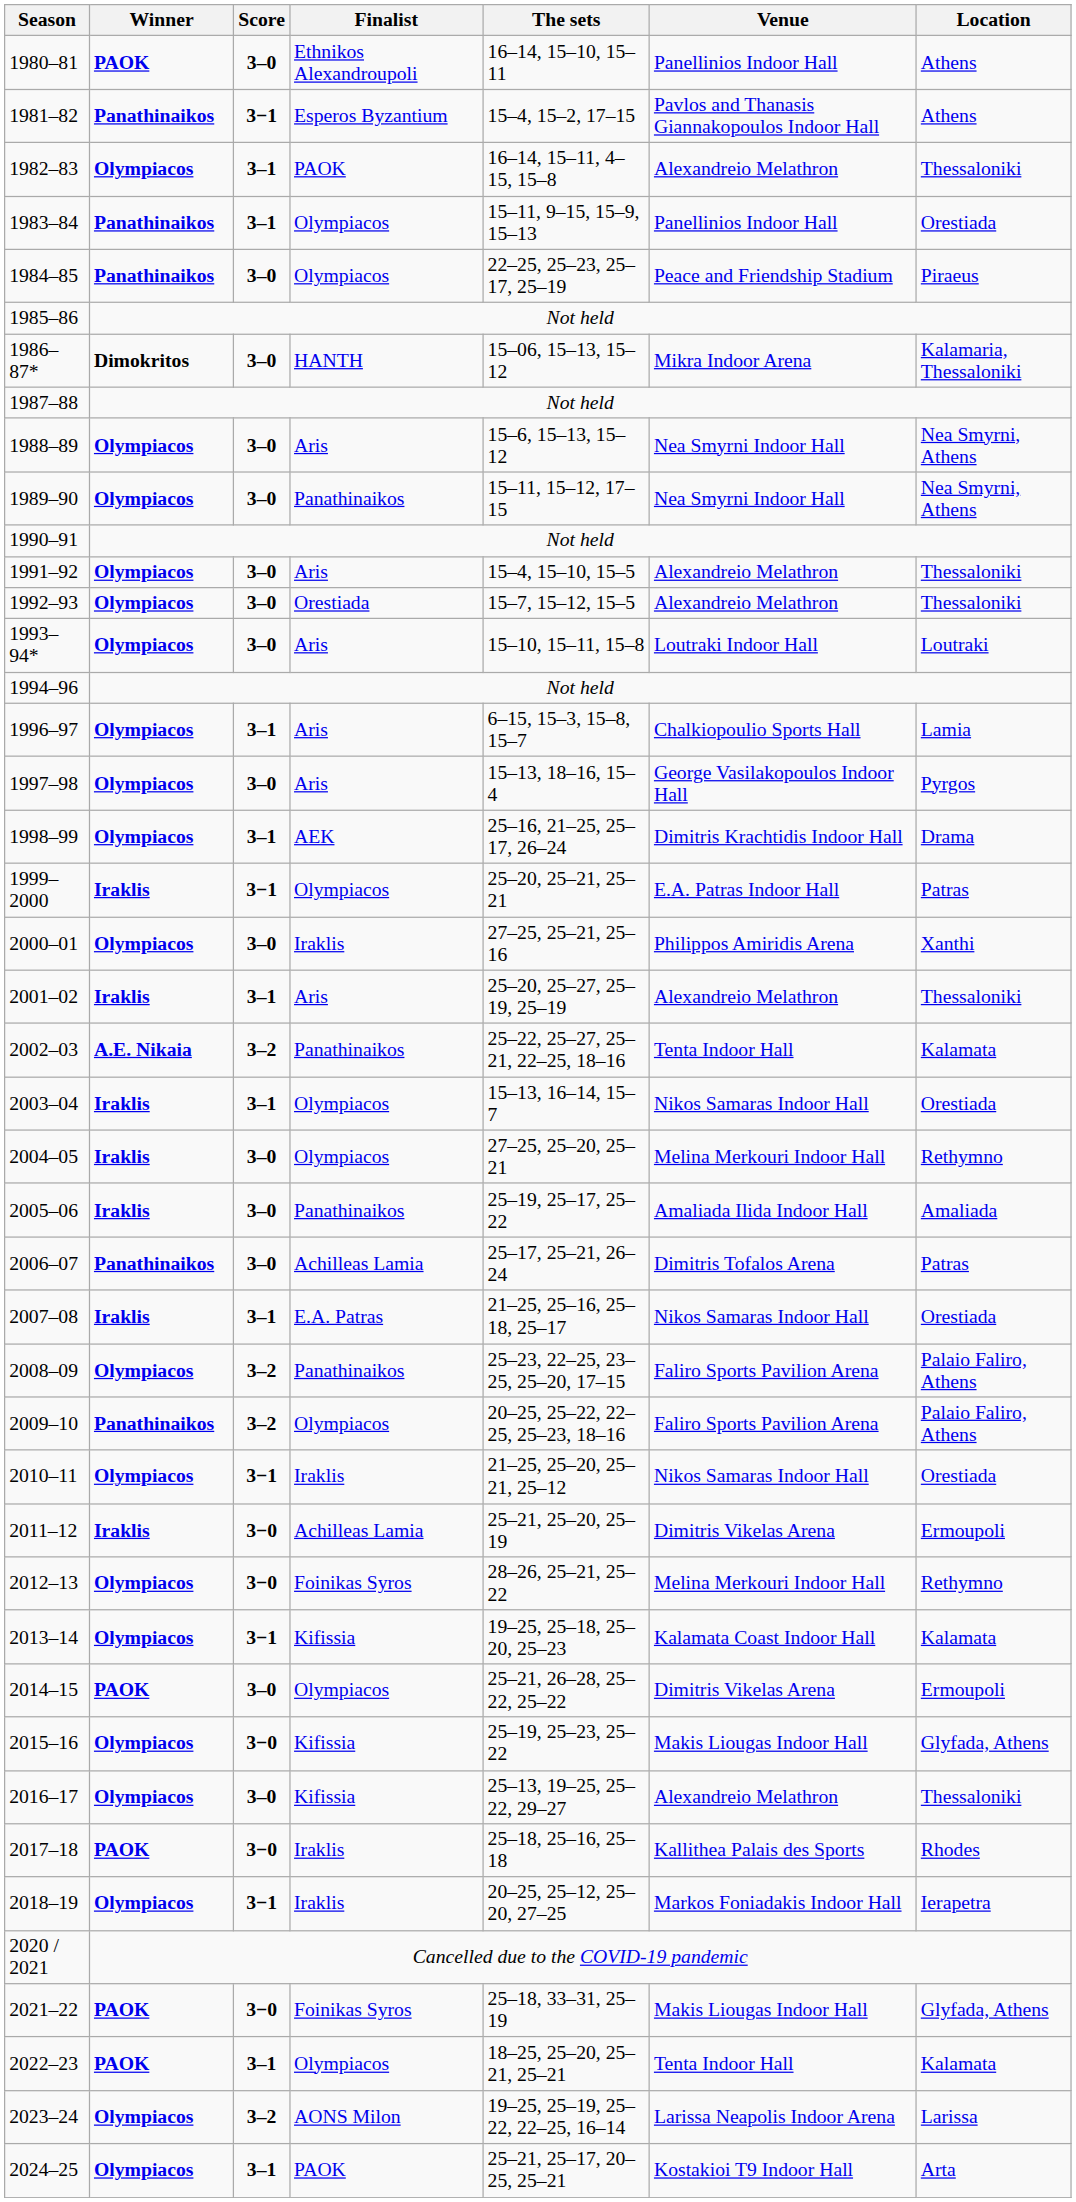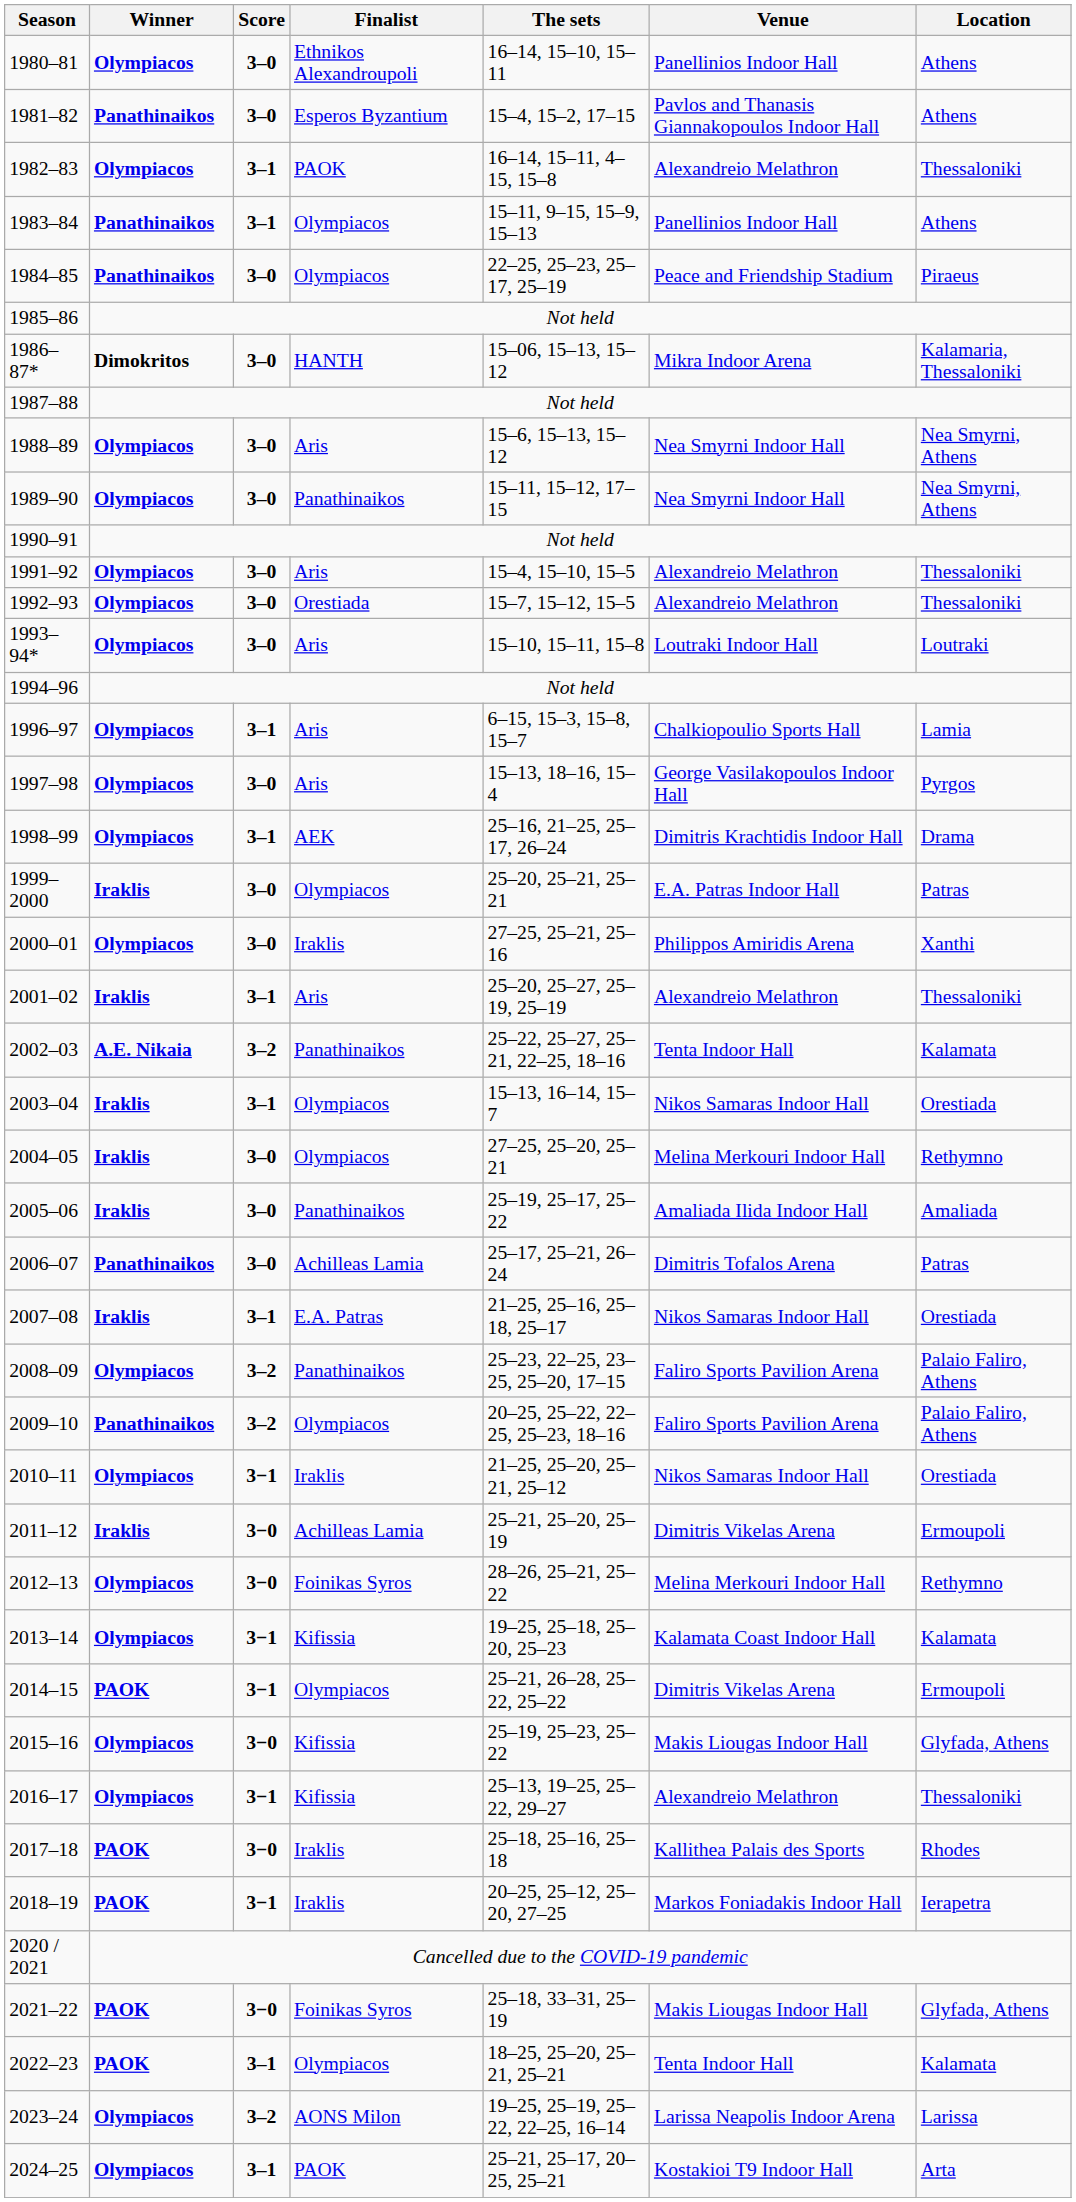(122, 62) PAOK -> (144, 62) Olympiacos
(262, 115) 3−1 -> (262, 115) 3–0
(959, 222) Orestiada -> (949, 222) Athens
(262, 889) 3−1 -> (262, 889) 3–0
(262, 1690) 3–0 -> (262, 1690) 3−1
(262, 1796) 3–0 -> (262, 1796) 3−1
(144, 1903) Olympiacos -> (122, 1903) PAOK
